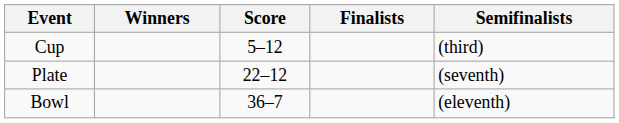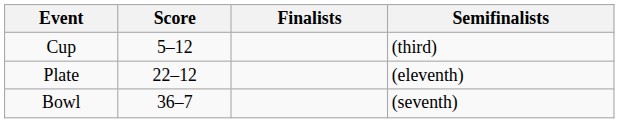- column: (157, 18)
(471, 74) (seventh) -> (428, 74) (eleventh)
(474, 103) (eleventh) -> (425, 103) (seventh)
